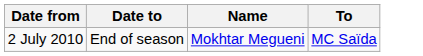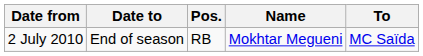+ column: (206, 16)
